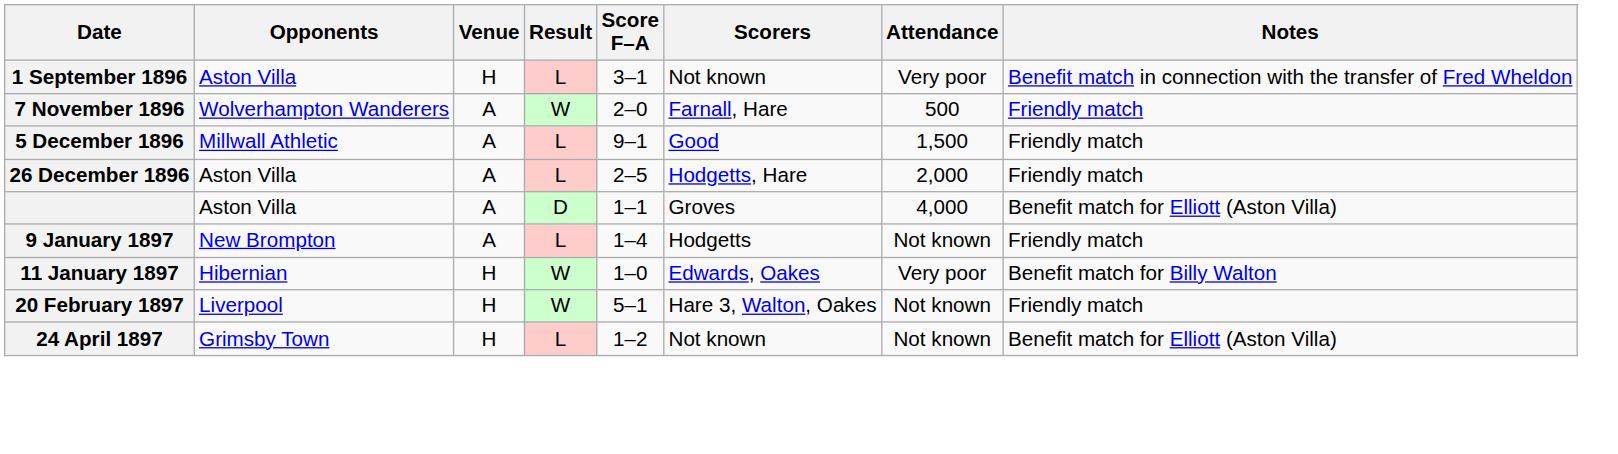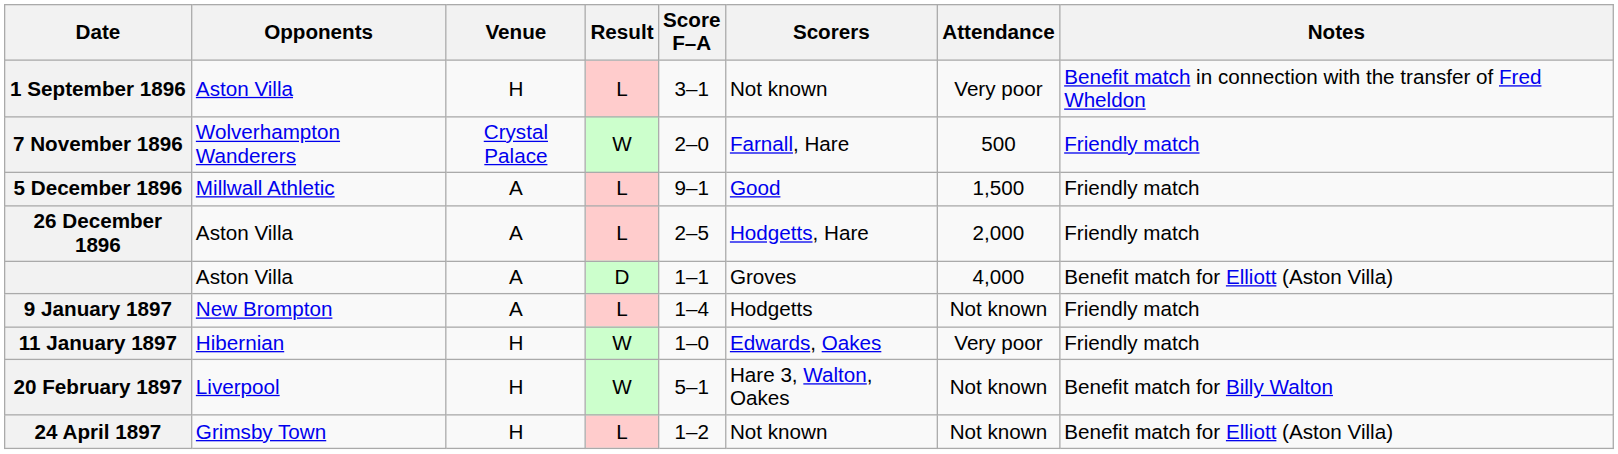(489, 109) A -> (516, 144) Crystal Palace
(1142, 273) Benefit match for Billy Walton -> (1132, 342) Friendly match
(1076, 305) Friendly match -> (1199, 387) Benefit match for Billy Walton
